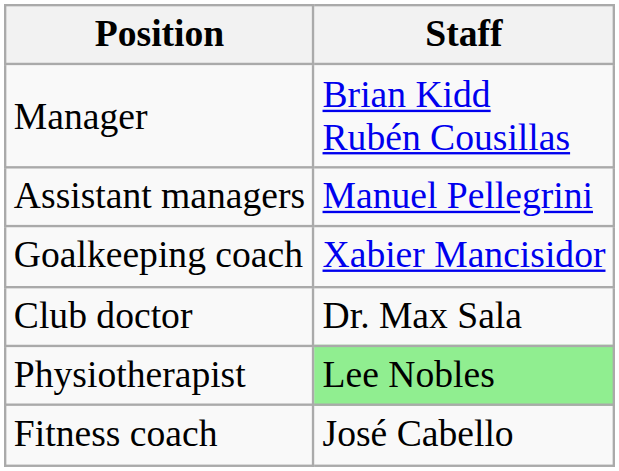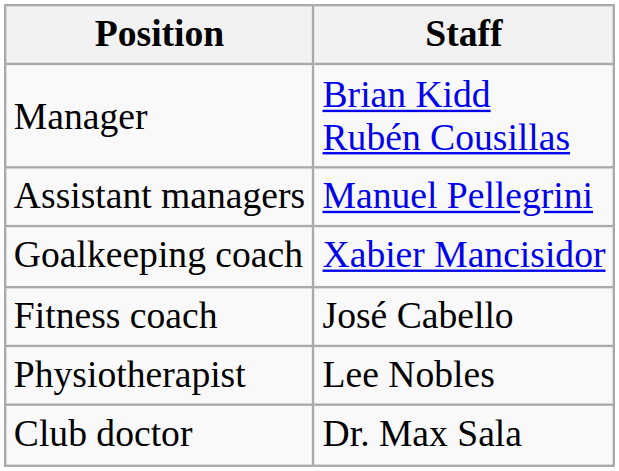rows swapped: (116, 434) <-> (103, 315)
(409, 374) lightgreen background -> (409, 374) no background
